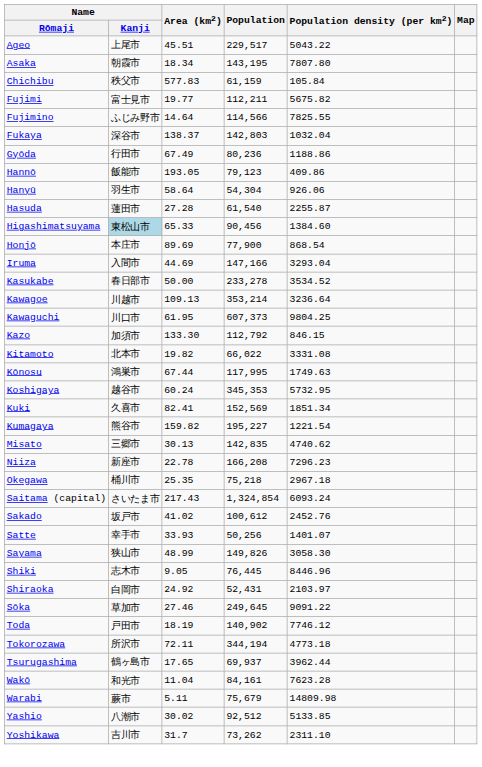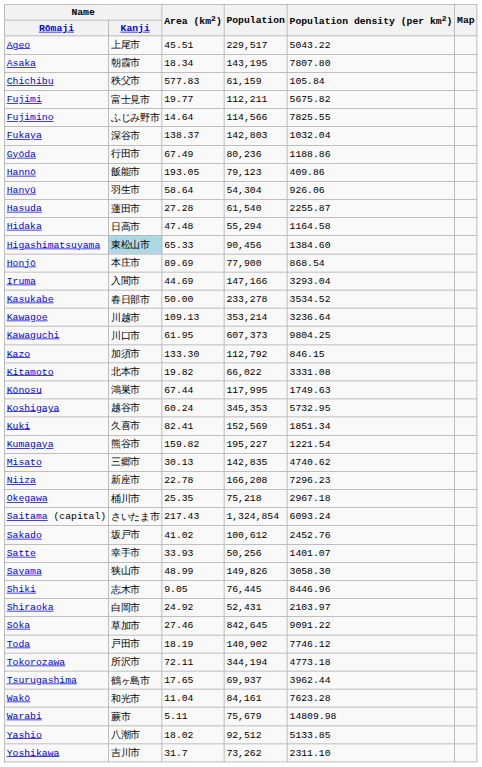+ row: (24, 227)
(247, 608) 249,645 -> (247, 626) 842,645
(179, 716) 30.02 -> (179, 735) 18.02
